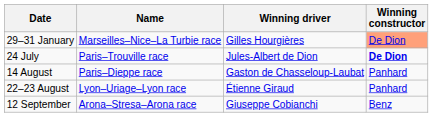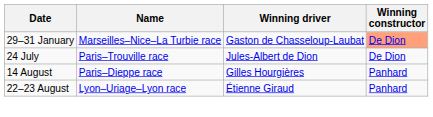(265, 40) Gilles Hourgières -> (295, 40) Gaston de Chasseloup-Laubat
(388, 56) bold -> (387, 56) normal
(295, 72) Gaston de Chasseloup-Laubat -> (265, 72) Gilles Hourgières
- row: (39, 105)
